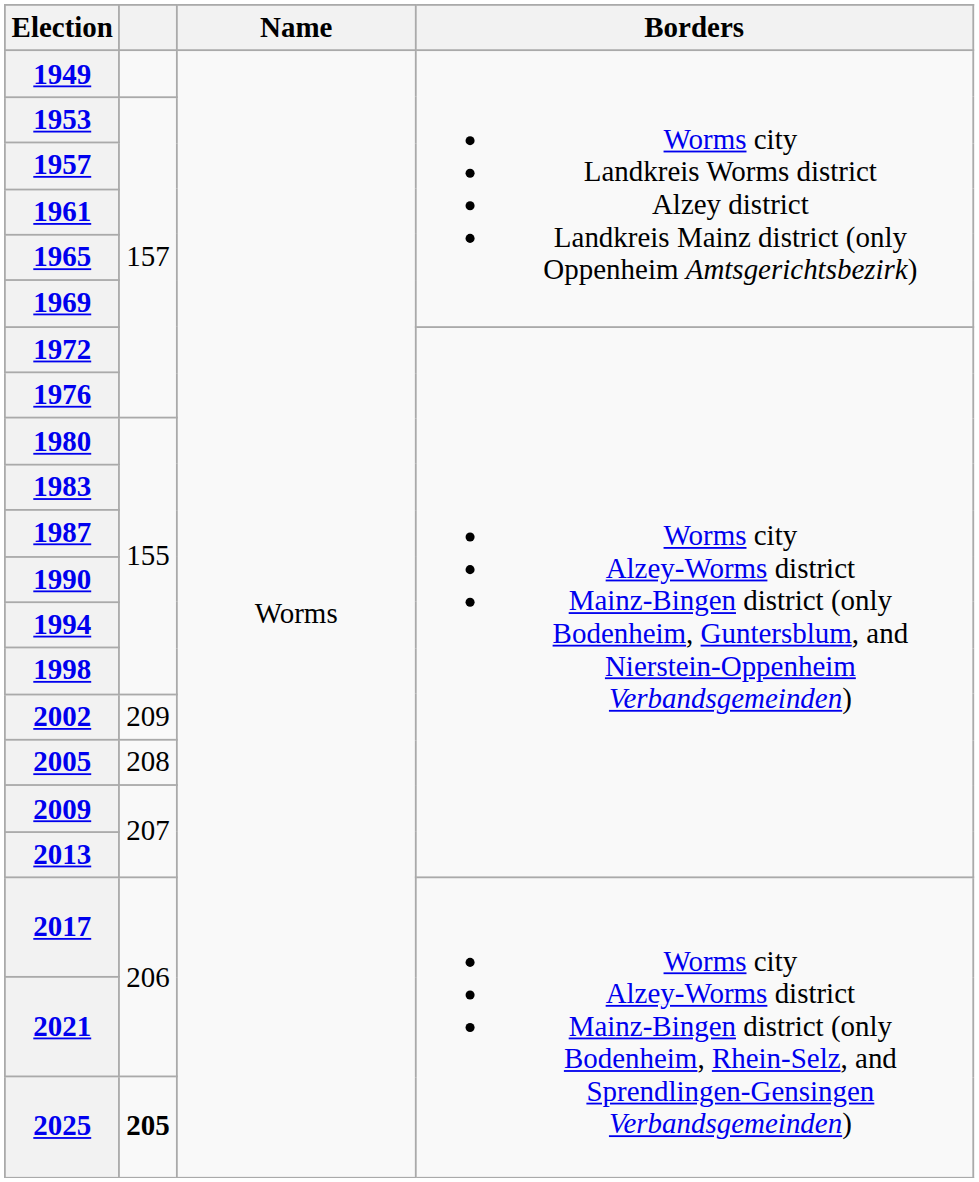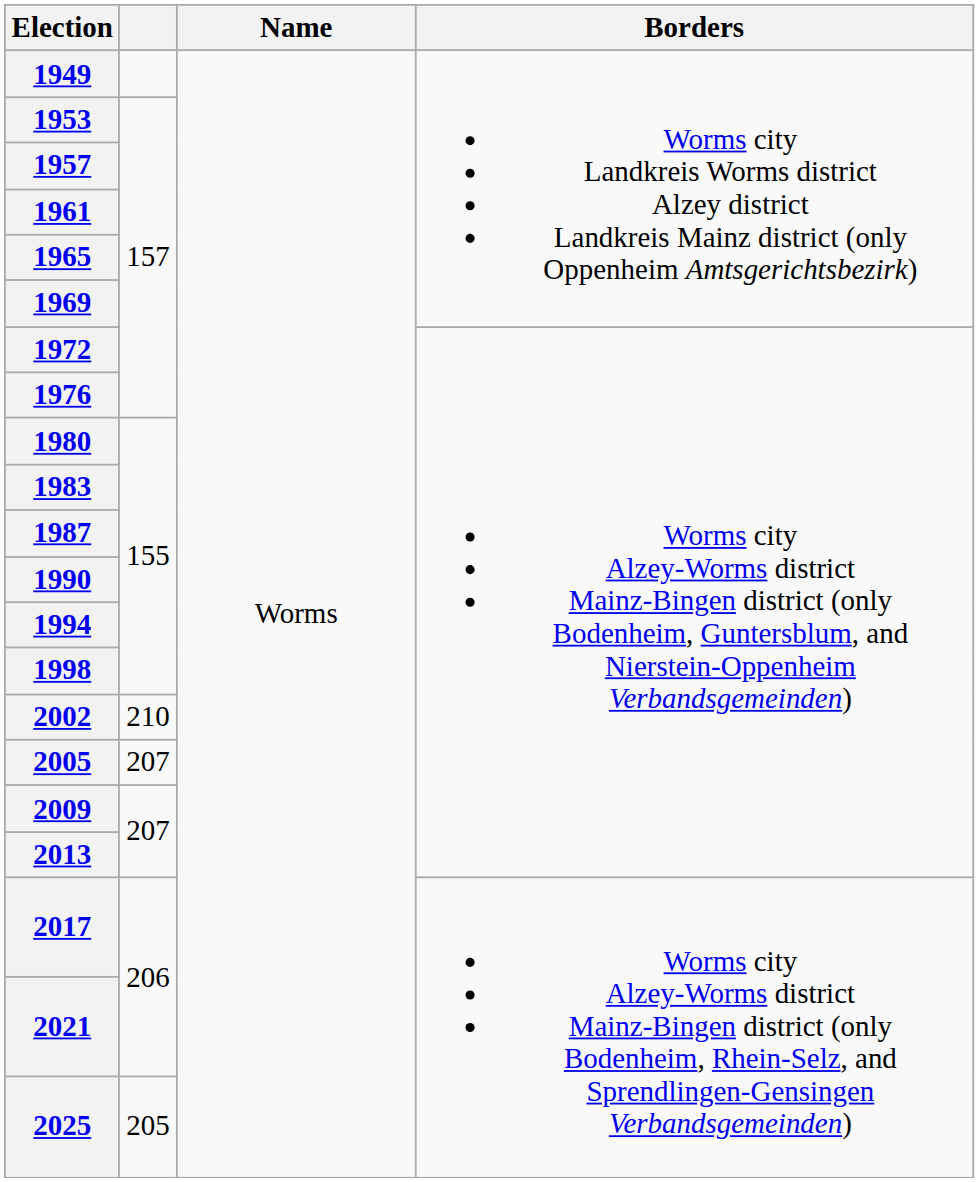(148, 716) 209 -> (148, 716) 210
(148, 762) 208 -> (148, 762) 207
(148, 1126) bold -> (148, 1126) normal
